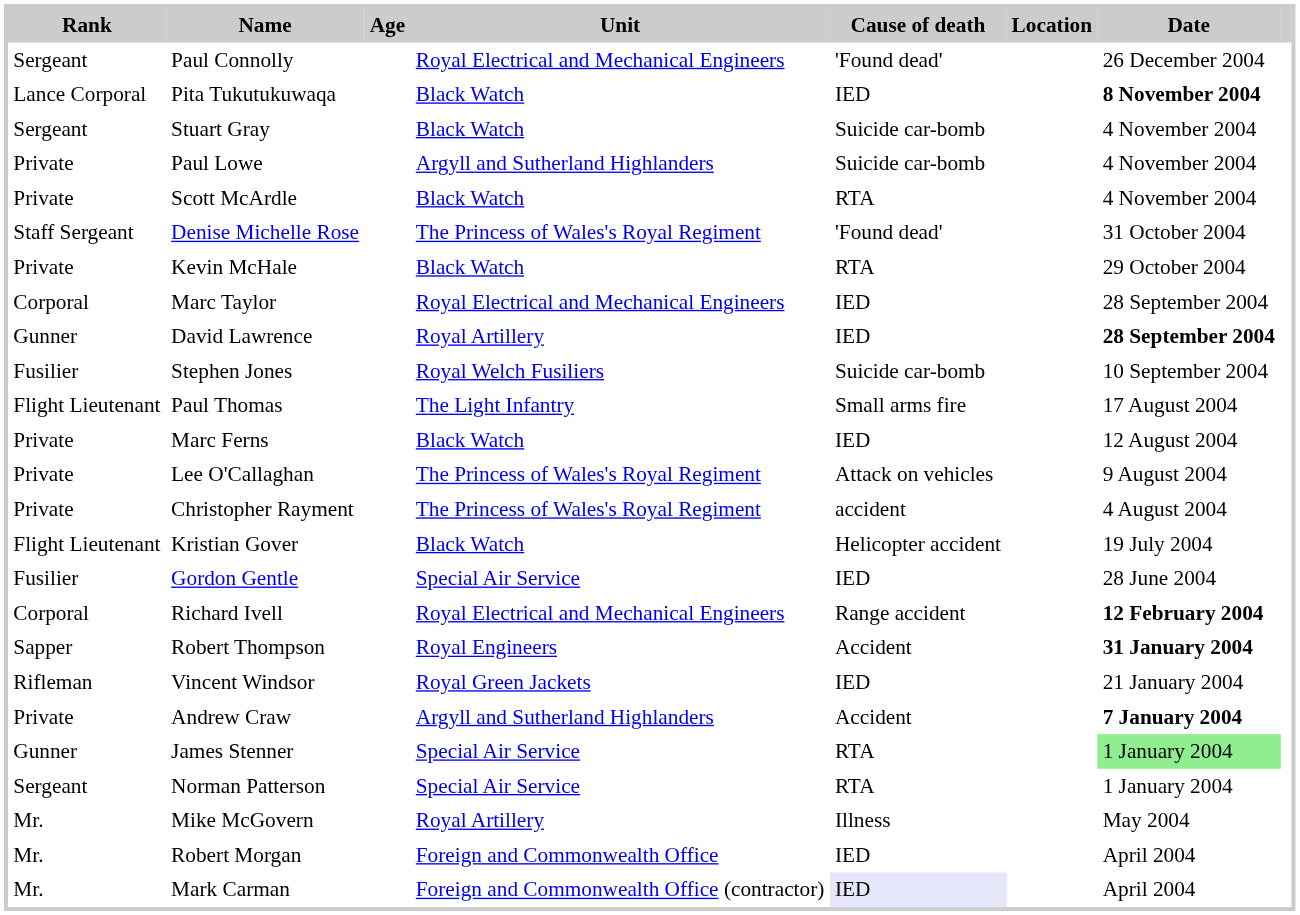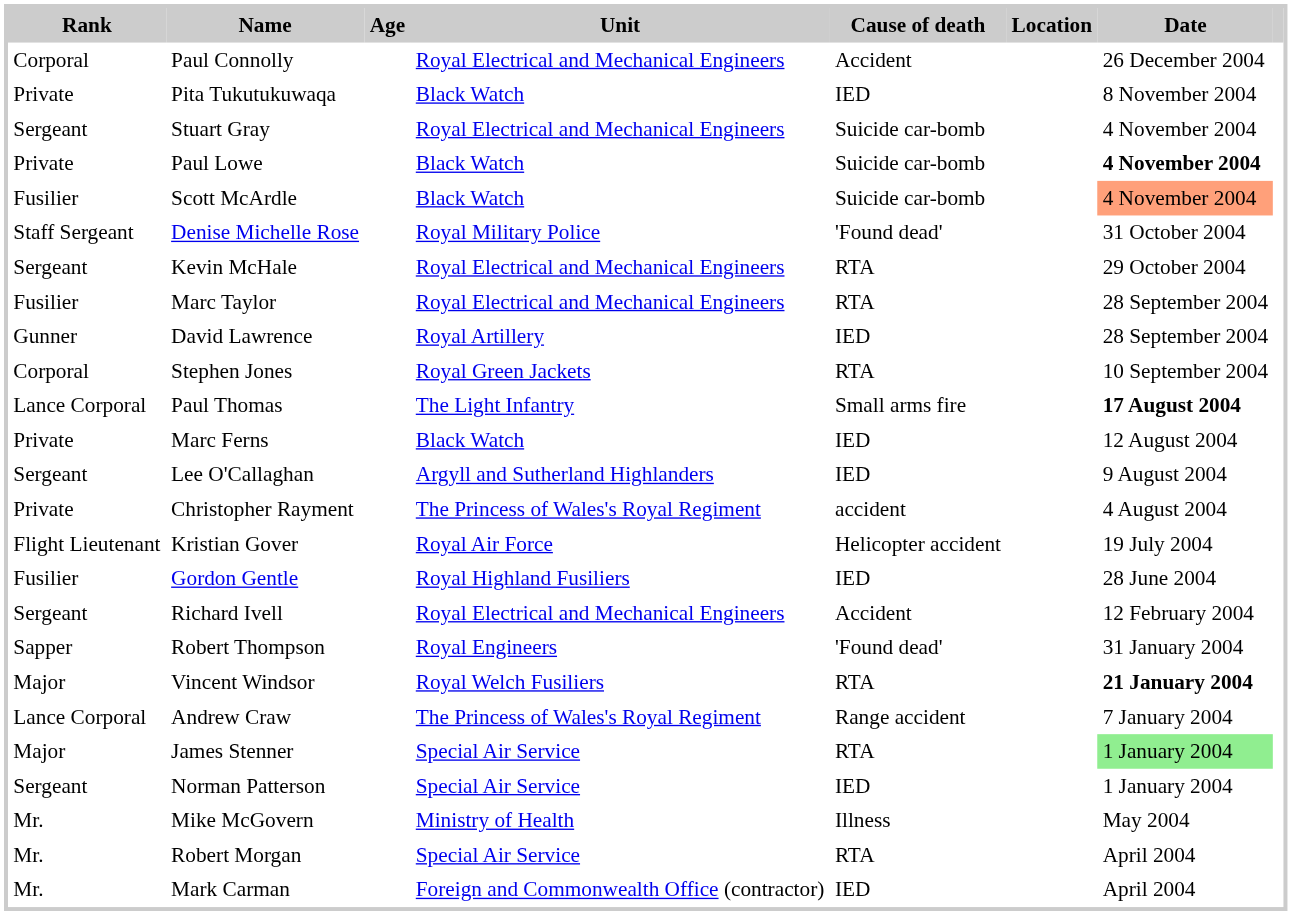(50, 59) Sergeant -> (51, 59) Corporal
(889, 59) 'Found dead' -> (873, 59) Accident
(80, 94) Lance Corporal -> (43, 94) Private
(1182, 94) bold -> (1179, 94) normal
(470, 128) Black Watch -> (600, 128) Royal Electrical and Mechanical Engineers
(565, 163) Argyll and Sutherland Highlanders -> (470, 163) Black Watch
(1179, 163) normal -> (1182, 163) bold
(43, 198) Private -> (46, 198) Fusilier
(855, 198) RTA -> (910, 198) Suicide car-bomb
(1179, 198) no background -> (1179, 198) lightsalmon background
(588, 232) The Princess of Wales's Royal Regiment -> (508, 232) Royal Military Police
(43, 267) Private -> (50, 267) Sergeant
(470, 267) Black Watch -> (600, 267) Royal Electrical and Mechanical Engineers
(51, 301) Corporal -> (46, 301) Fusilier
(853, 301) IED -> (855, 301) RTA
(1189, 336) bold -> (1185, 336) normal
(46, 370) Fusilier -> (51, 370) Corporal
(510, 370) Royal Welch Fusiliers -> (503, 370) Royal Green Jackets
(910, 370) Suicide car-bomb -> (855, 370) RTA
(87, 405) Flight Lieutenant -> (80, 405) Lance Corporal
(1170, 405) normal -> (1172, 405) bold
(43, 474) Private -> (50, 474) Sergeant
(588, 474) The Princess of Wales's Royal Regiment -> (565, 474) Argyll and Sutherland Highlanders
(914, 474) Attack on vehicles -> (853, 474) IED
(470, 543) Black Watch -> (484, 543) Royal Air Force
(498, 578) Special Air Service -> (523, 578) Royal Highland Fusiliers
(51, 612) Corporal -> (50, 612) Sergeant
(900, 612) Range accident -> (873, 612) Accident
(1183, 612) bold -> (1178, 612) normal
(873, 647) Accident -> (889, 647) 'Found dead'
(1178, 647) bold -> (1173, 647) normal
(53, 682) Rifleman -> (39, 682) Major
(503, 682) Royal Green Jackets -> (510, 682) Royal Welch Fusiliers
(853, 682) IED -> (855, 682) RTA
(1173, 682) normal -> (1178, 682) bold
(43, 716) Private -> (80, 716) Lance Corporal
(565, 716) Argyll and Sutherland Highlanders -> (588, 716) The Princess of Wales's Royal Regiment
(873, 716) Accident -> (900, 716) Range accident
(1172, 716) bold -> (1168, 716) normal
(45, 751) Gunner -> (39, 751) Major
(855, 785) RTA -> (853, 785) IED
(480, 820) Royal Artillery -> (495, 820) Ministry of Health
(567, 855) Foreign and Commonwealth Office -> (498, 855) Special Air Service
(853, 855) IED -> (855, 855) RTA
(853, 889) lavender background -> (853, 889) no background
